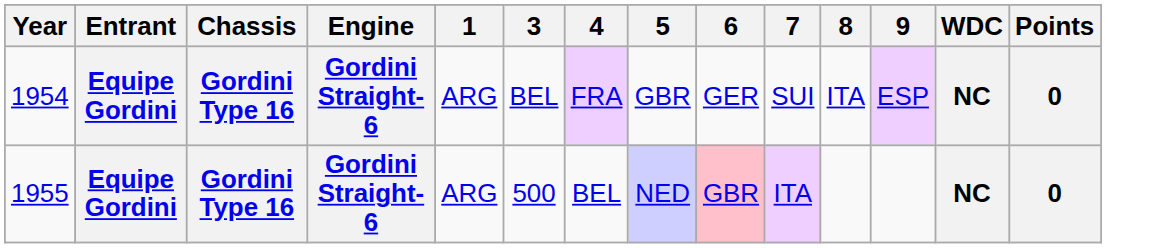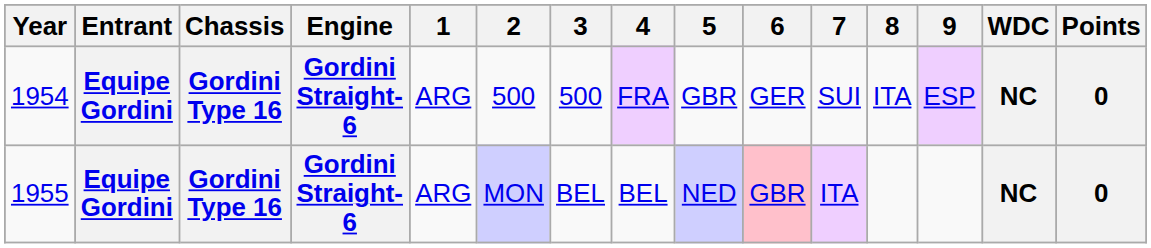+ column: (514, 26)
(534, 96) BEL -> (581, 96) 500
(534, 194) 500 -> (581, 194) BEL
